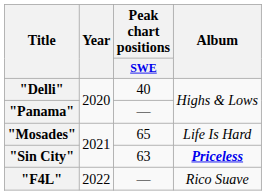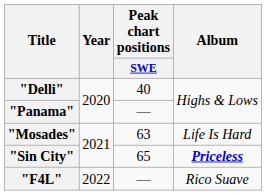(143, 134) 65 -> (143, 134) 63
(143, 156) 63 -> (143, 156) 65
